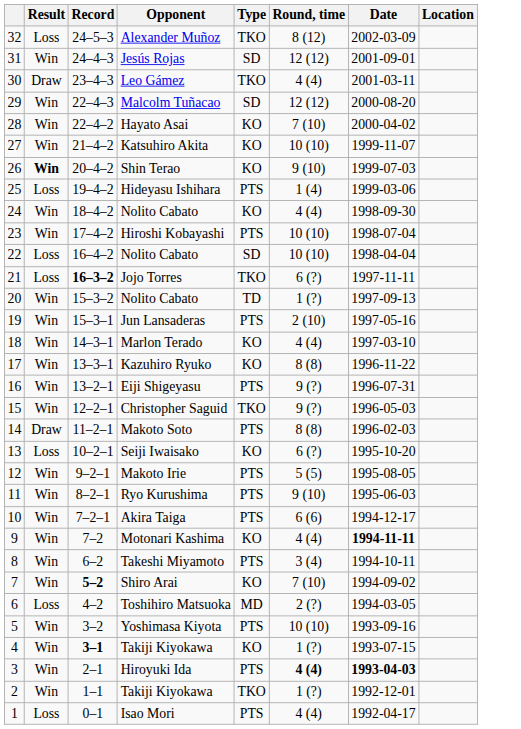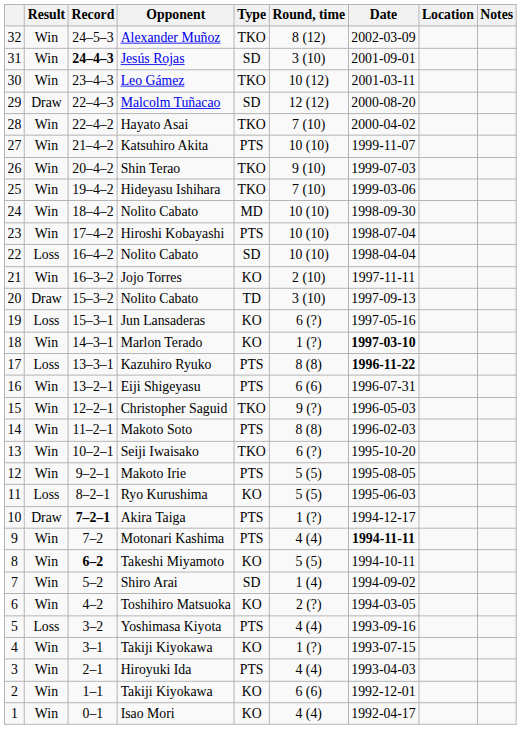+ column: (497, 15)
(46, 37) Loss -> (46, 37) Win
(93, 59) normal -> (93, 59) bold
(309, 59) 12 (12) -> (309, 59) 3 (10)
(46, 80) Draw -> (46, 80) Win
(309, 80) 4 (4) -> (309, 80) 10 (12)
(46, 102) Win -> (46, 102) Draw
(252, 124) KO -> (252, 124) TKO
(252, 146) KO -> (252, 146) PTS
(46, 168) bold -> (46, 168) normal
(252, 168) KO -> (252, 168) TKO
(46, 189) Loss -> (46, 189) Win
(252, 189) PTS -> (252, 189) TKO
(309, 189) 1 (4) -> (309, 189) 7 (10)
(252, 211) KO -> (252, 211) MD
(309, 211) 4 (4) -> (309, 211) 10 (10)
(46, 277) Loss -> (46, 277) Win
(93, 277) bold -> (93, 277) normal
(252, 277) TKO -> (252, 277) KO
(309, 277) 6 (?) -> (309, 277) 2 (10)
(46, 299) Win -> (46, 299) Draw
(309, 299) 1 (?) -> (309, 299) 3 (10)
(46, 320) Win -> (46, 320) Loss
(252, 320) PTS -> (252, 320) KO
(309, 320) 2 (10) -> (309, 320) 6 (?)
(309, 342) 4 (4) -> (309, 342) 1 (?)
(383, 342) normal -> (383, 342) bold
(46, 364) Win -> (46, 364) Loss
(252, 364) KO -> (252, 364) PTS
(383, 364) normal -> (383, 364) bold
(309, 386) 9 (?) -> (309, 386) 6 (6)
(46, 430) Draw -> (46, 430) Win
(46, 451) Loss -> (46, 451) Win
(252, 451) KO -> (252, 451) TKO
(46, 495) Win -> (46, 495) Loss
(252, 495) PTS -> (252, 495) KO
(309, 495) 9 (10) -> (309, 495) 5 (5)
(46, 517) Win -> (46, 517) Draw
(93, 517) normal -> (93, 517) bold
(309, 517) 6 (6) -> (309, 517) 1 (?)
(252, 539) KO -> (252, 539) PTS
(93, 560) normal -> (93, 560) bold
(252, 560) PTS -> (252, 560) KO
(309, 560) 3 (4) -> (309, 560) 5 (5)
(93, 582) bold -> (93, 582) normal
(252, 582) KO -> (252, 582) SD
(309, 582) 7 (10) -> (309, 582) 1 (4)
(46, 604) Loss -> (46, 604) Win
(252, 604) MD -> (252, 604) KO
(46, 626) Win -> (46, 626) Loss
(309, 626) 10 (10) -> (309, 626) 4 (4)
(93, 648) bold -> (93, 648) normal
(309, 670) bold -> (309, 670) normal
(383, 670) bold -> (383, 670) normal
(252, 691) TKO -> (252, 691) KO
(309, 691) 1 (?) -> (309, 691) 6 (6)
(46, 713) Loss -> (46, 713) Win
(252, 713) PTS -> (252, 713) KO
